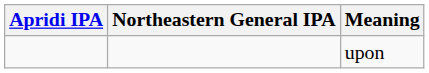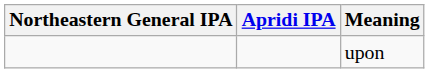columns swapped: (224, 20) <-> (56, 20)
